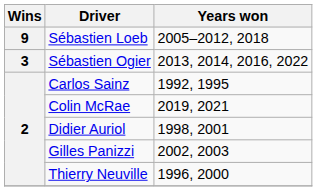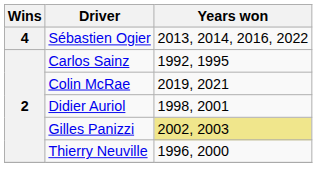- row: (98, 39)
(25, 61) 3 -> (25, 39) 4
(193, 152) no background -> (193, 129) khaki background
